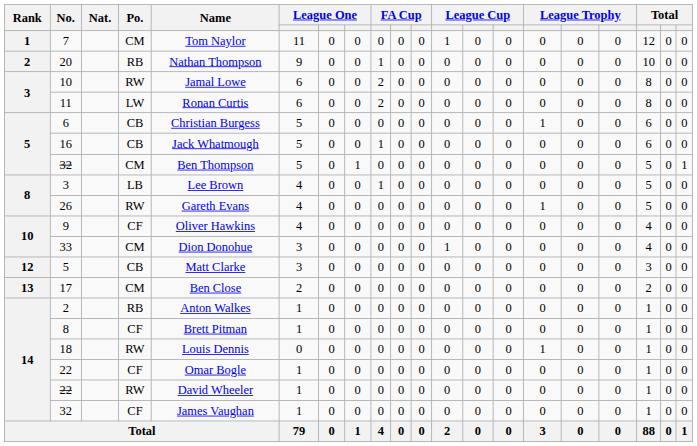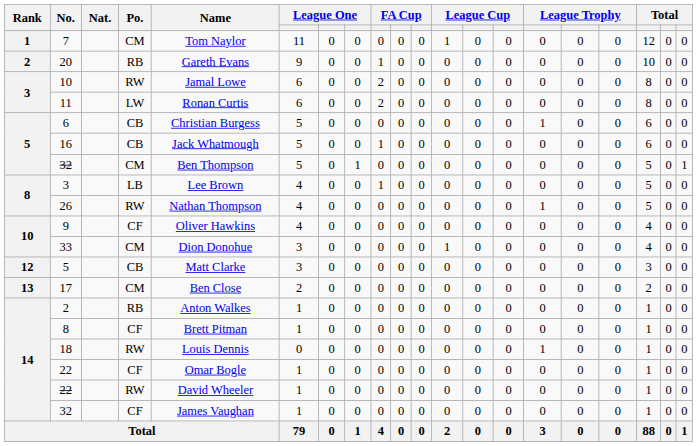(215, 61) Nathan Thompson -> (215, 61) Gareth Evans
(215, 205) Gareth Evans -> (215, 205) Nathan Thompson
